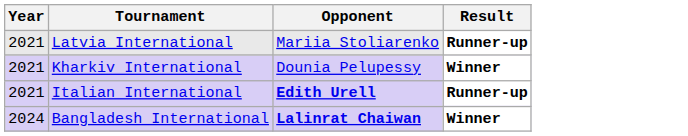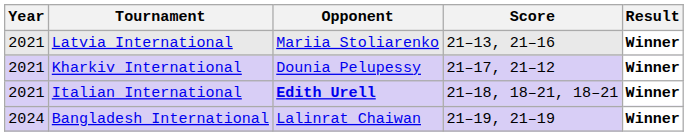+ column: (532, 17)
(487, 42) Runner-up -> (653, 42) Winner
(487, 93) Runner-up -> (653, 93) Winner
(349, 118) bold -> (349, 118) normal
